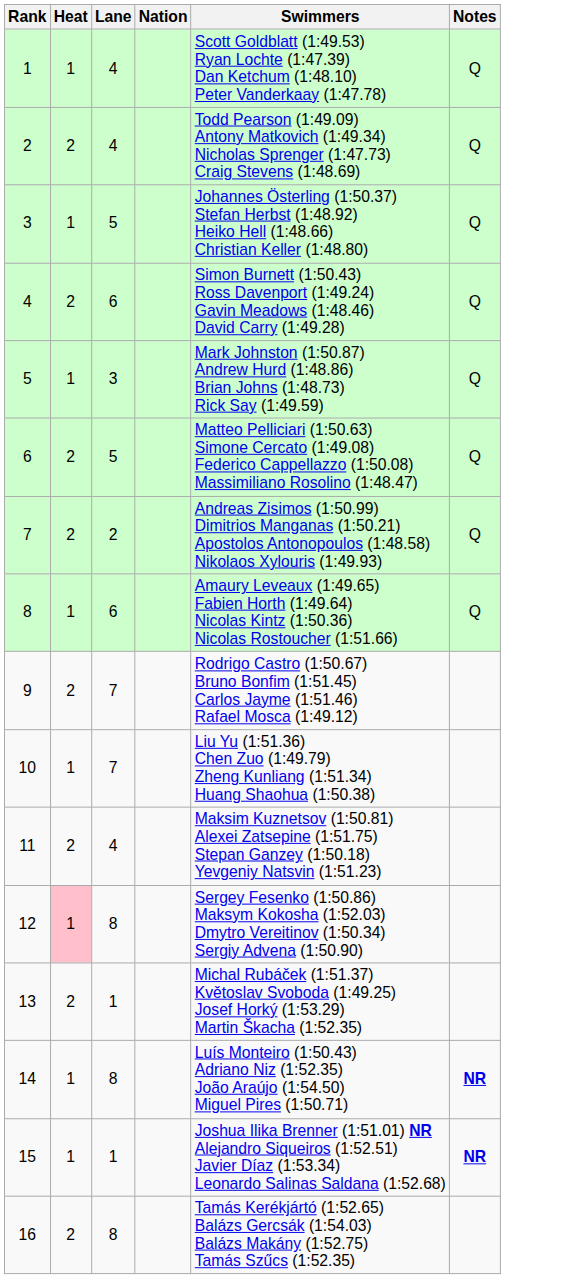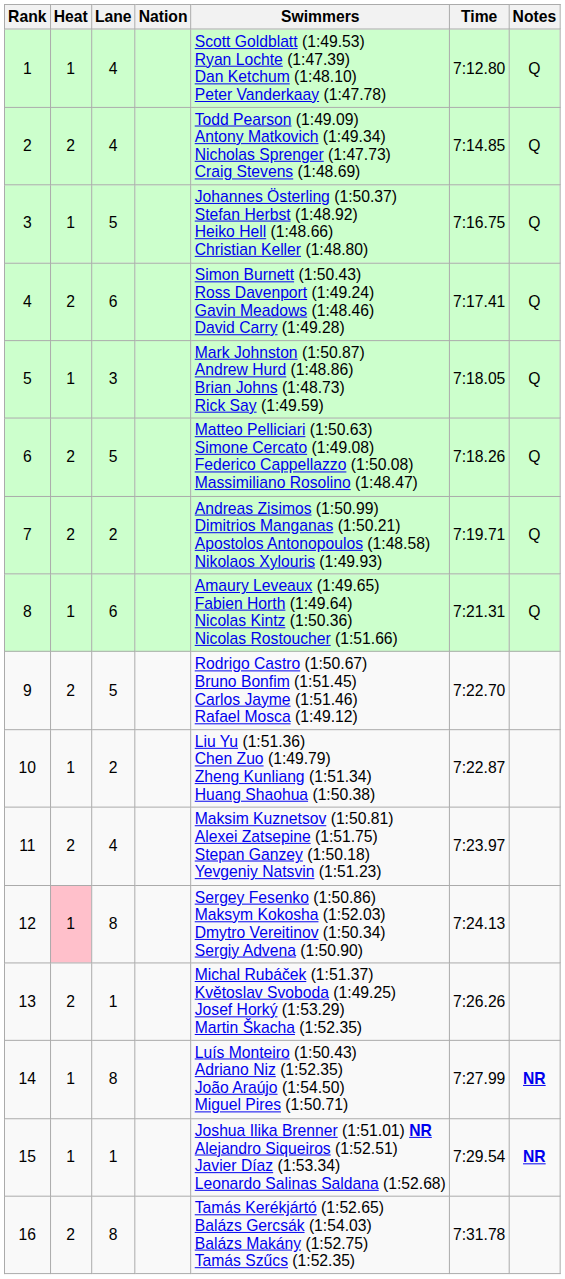+ column: (479, 16)
(113, 690) 7 -> (113, 690) 5
(113, 768) 7 -> (113, 768) 2
